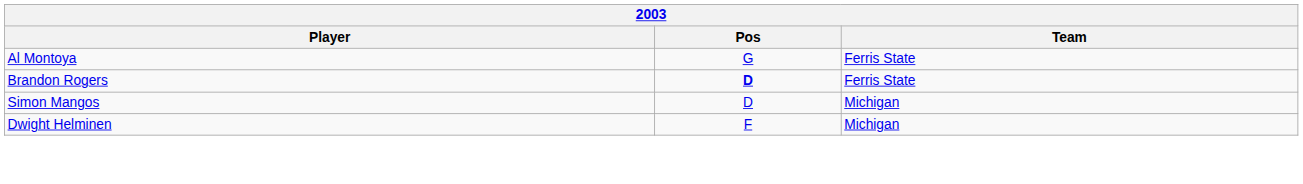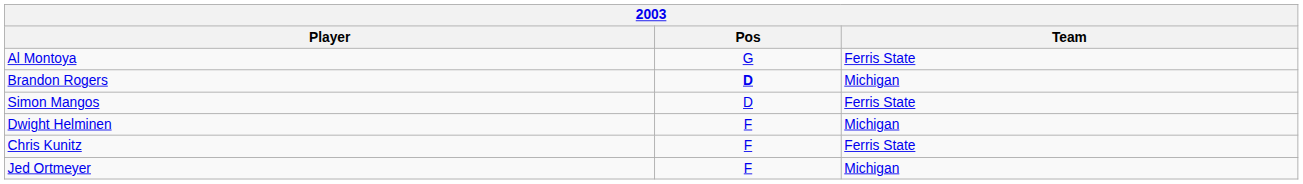(880, 80) Ferris State -> (872, 80) Michigan
(872, 102) Michigan -> (880, 102) Ferris State
+ row: (45, 146)
+ row: (49, 168)
